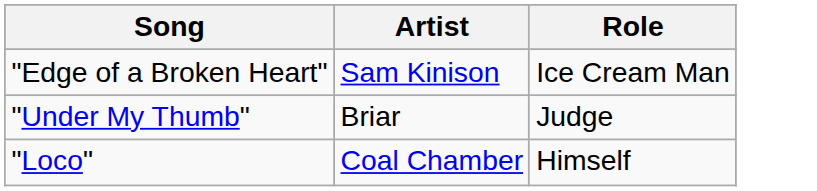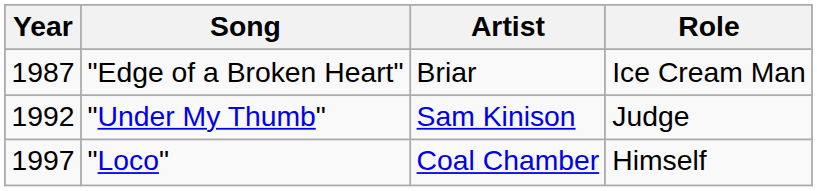+ column: (43, 26)
(420, 71) Sam Kinison -> (446, 71) Briar
(370, 116) Briar -> (496, 116) Sam Kinison
